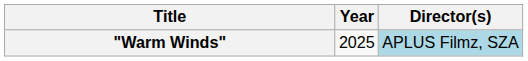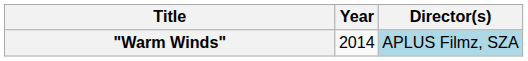(357, 42) 2025 -> (357, 42) 2014
